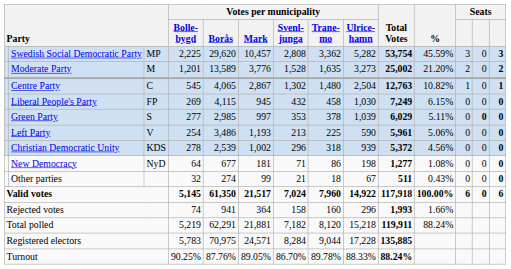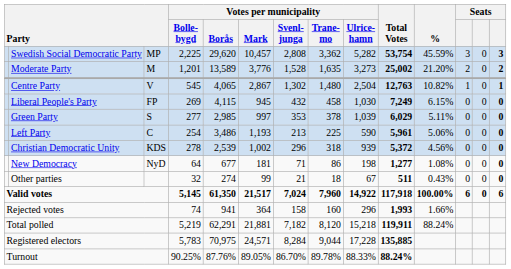(150, 86) C -> (150, 86) V
(484, 117) bold -> (484, 117) normal
(150, 132) V -> (150, 132) C
